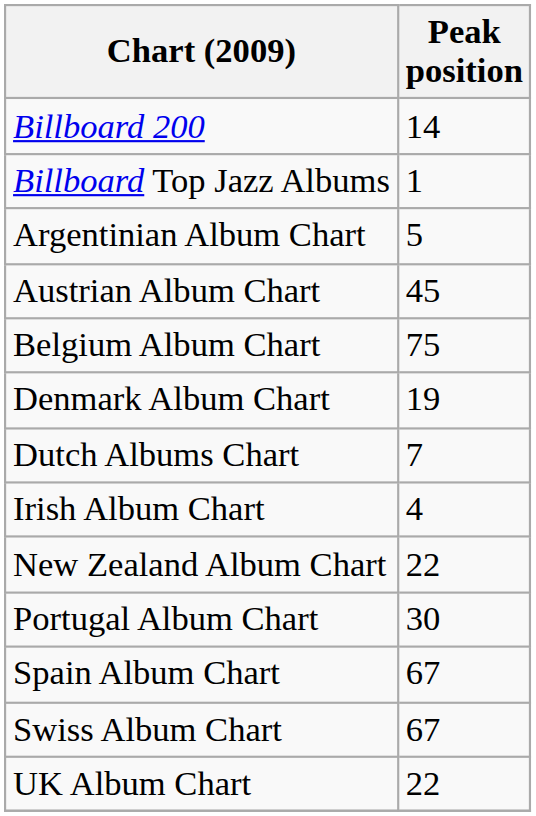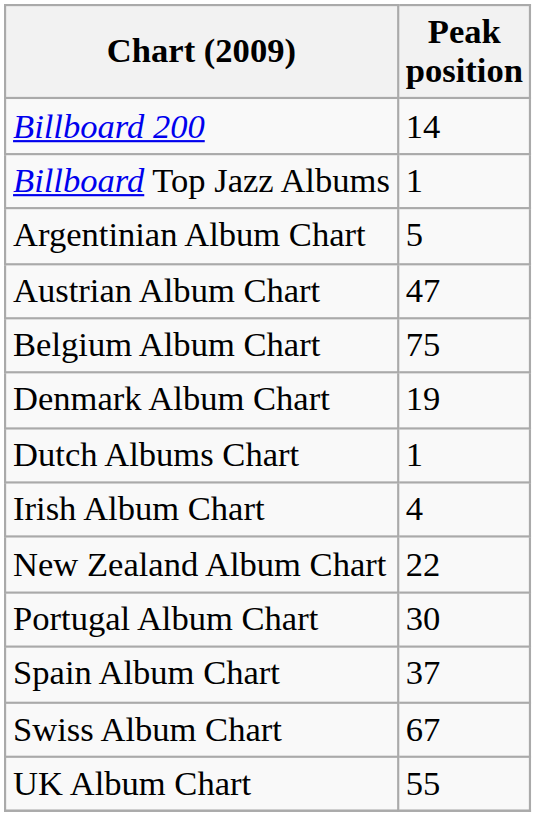(423, 290) 45 -> (423, 290) 47
(414, 454) 7 -> (414, 454) 1
(423, 673) 67 -> (423, 673) 37
(423, 783) 22 -> (423, 783) 55
